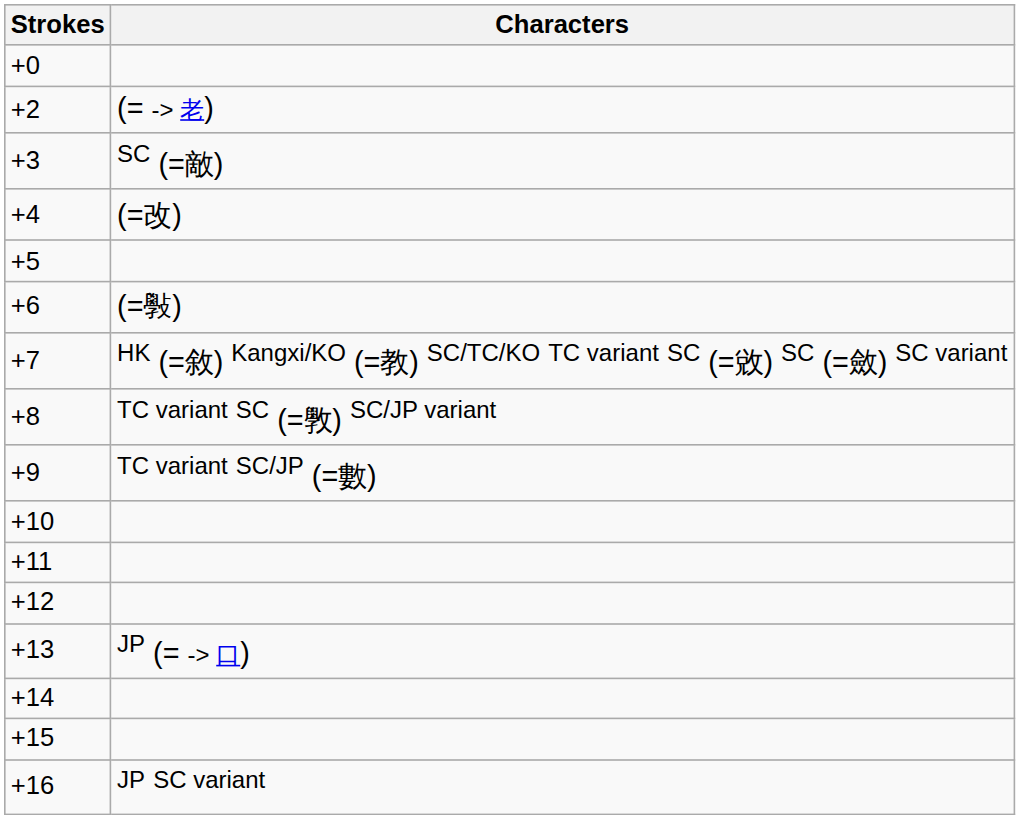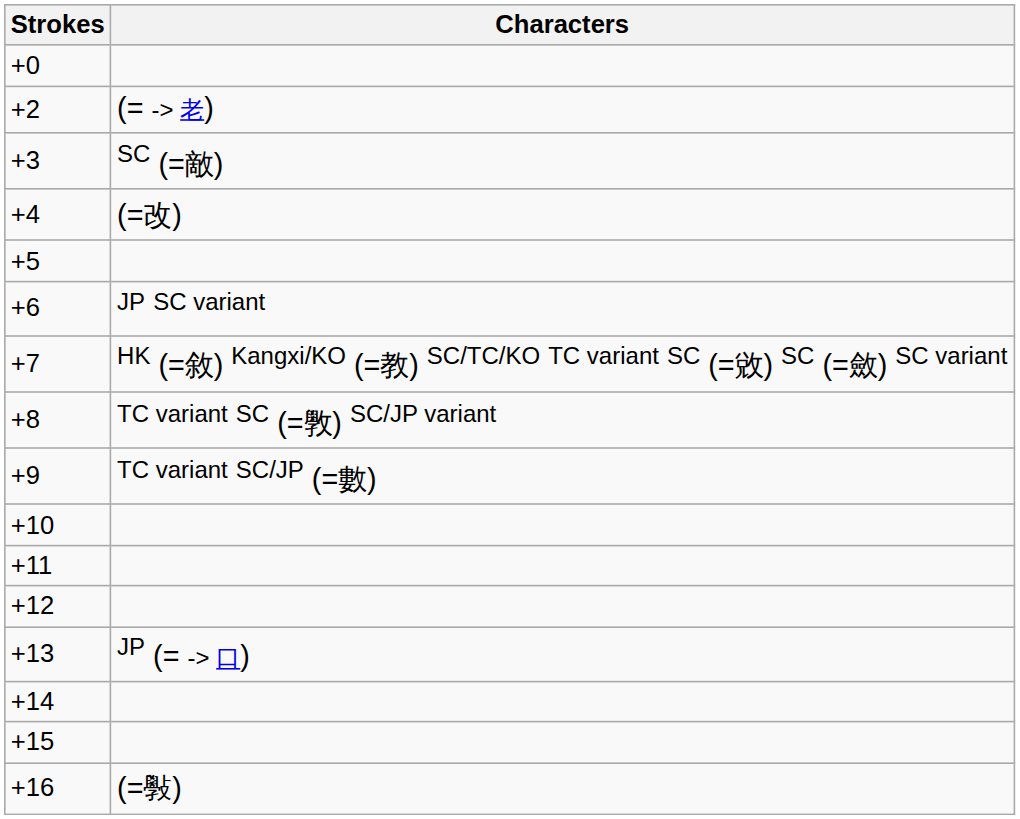(149, 307) (=斅) -> (191, 308) JP SC variant
(191, 786) JP SC variant -> (149, 788) (=斅)
